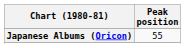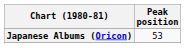(157, 36) 55 -> (157, 36) 53
